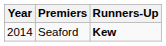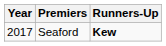(20, 31) 2014 -> (20, 31) 2017
